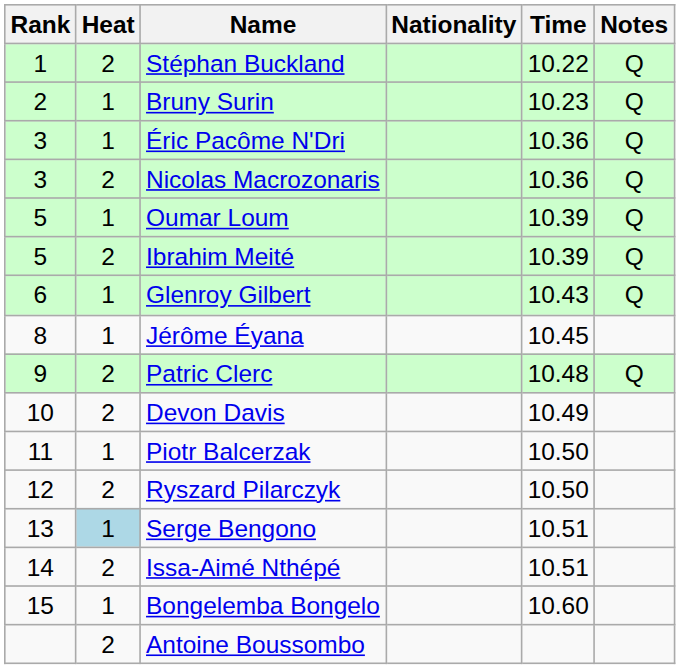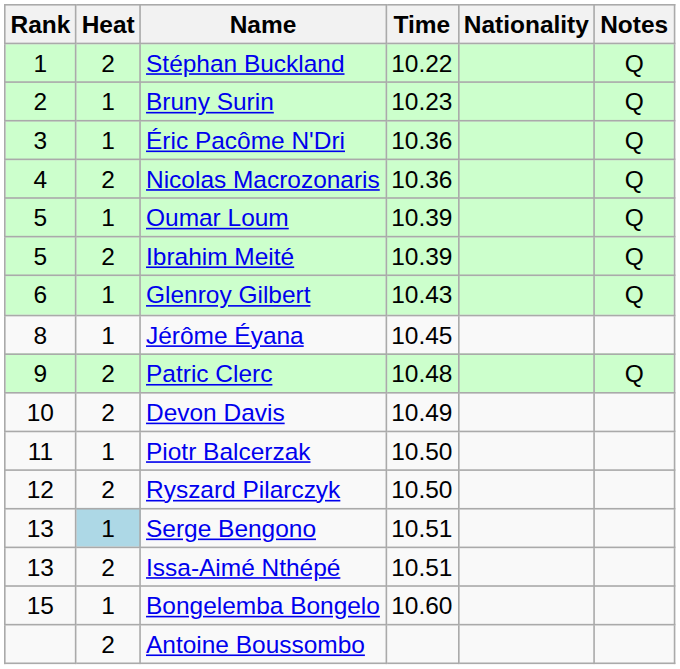columns swapped: (454, 24) <-> (558, 24)
(40, 179) 3 -> (40, 179) 4
(40, 567) 14 -> (40, 567) 13
